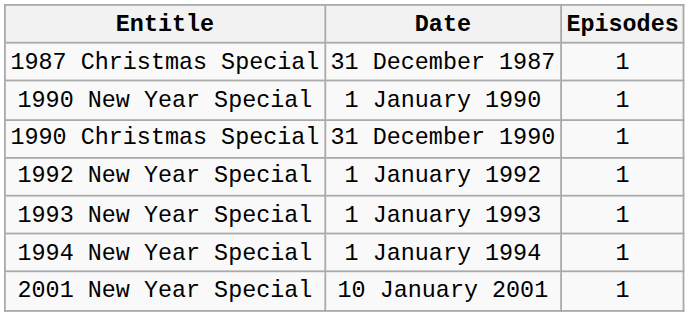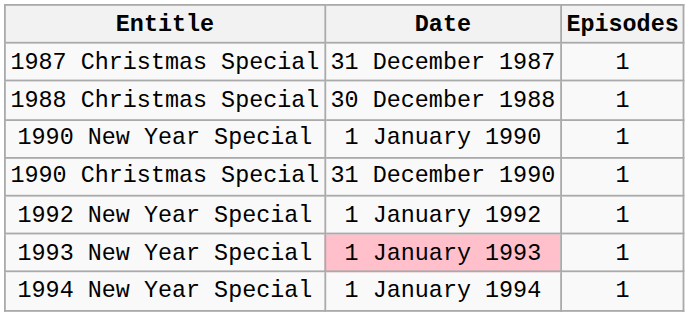+ row: (165, 100)
(443, 215) no background -> (443, 253) pink background
- row: (165, 291)
